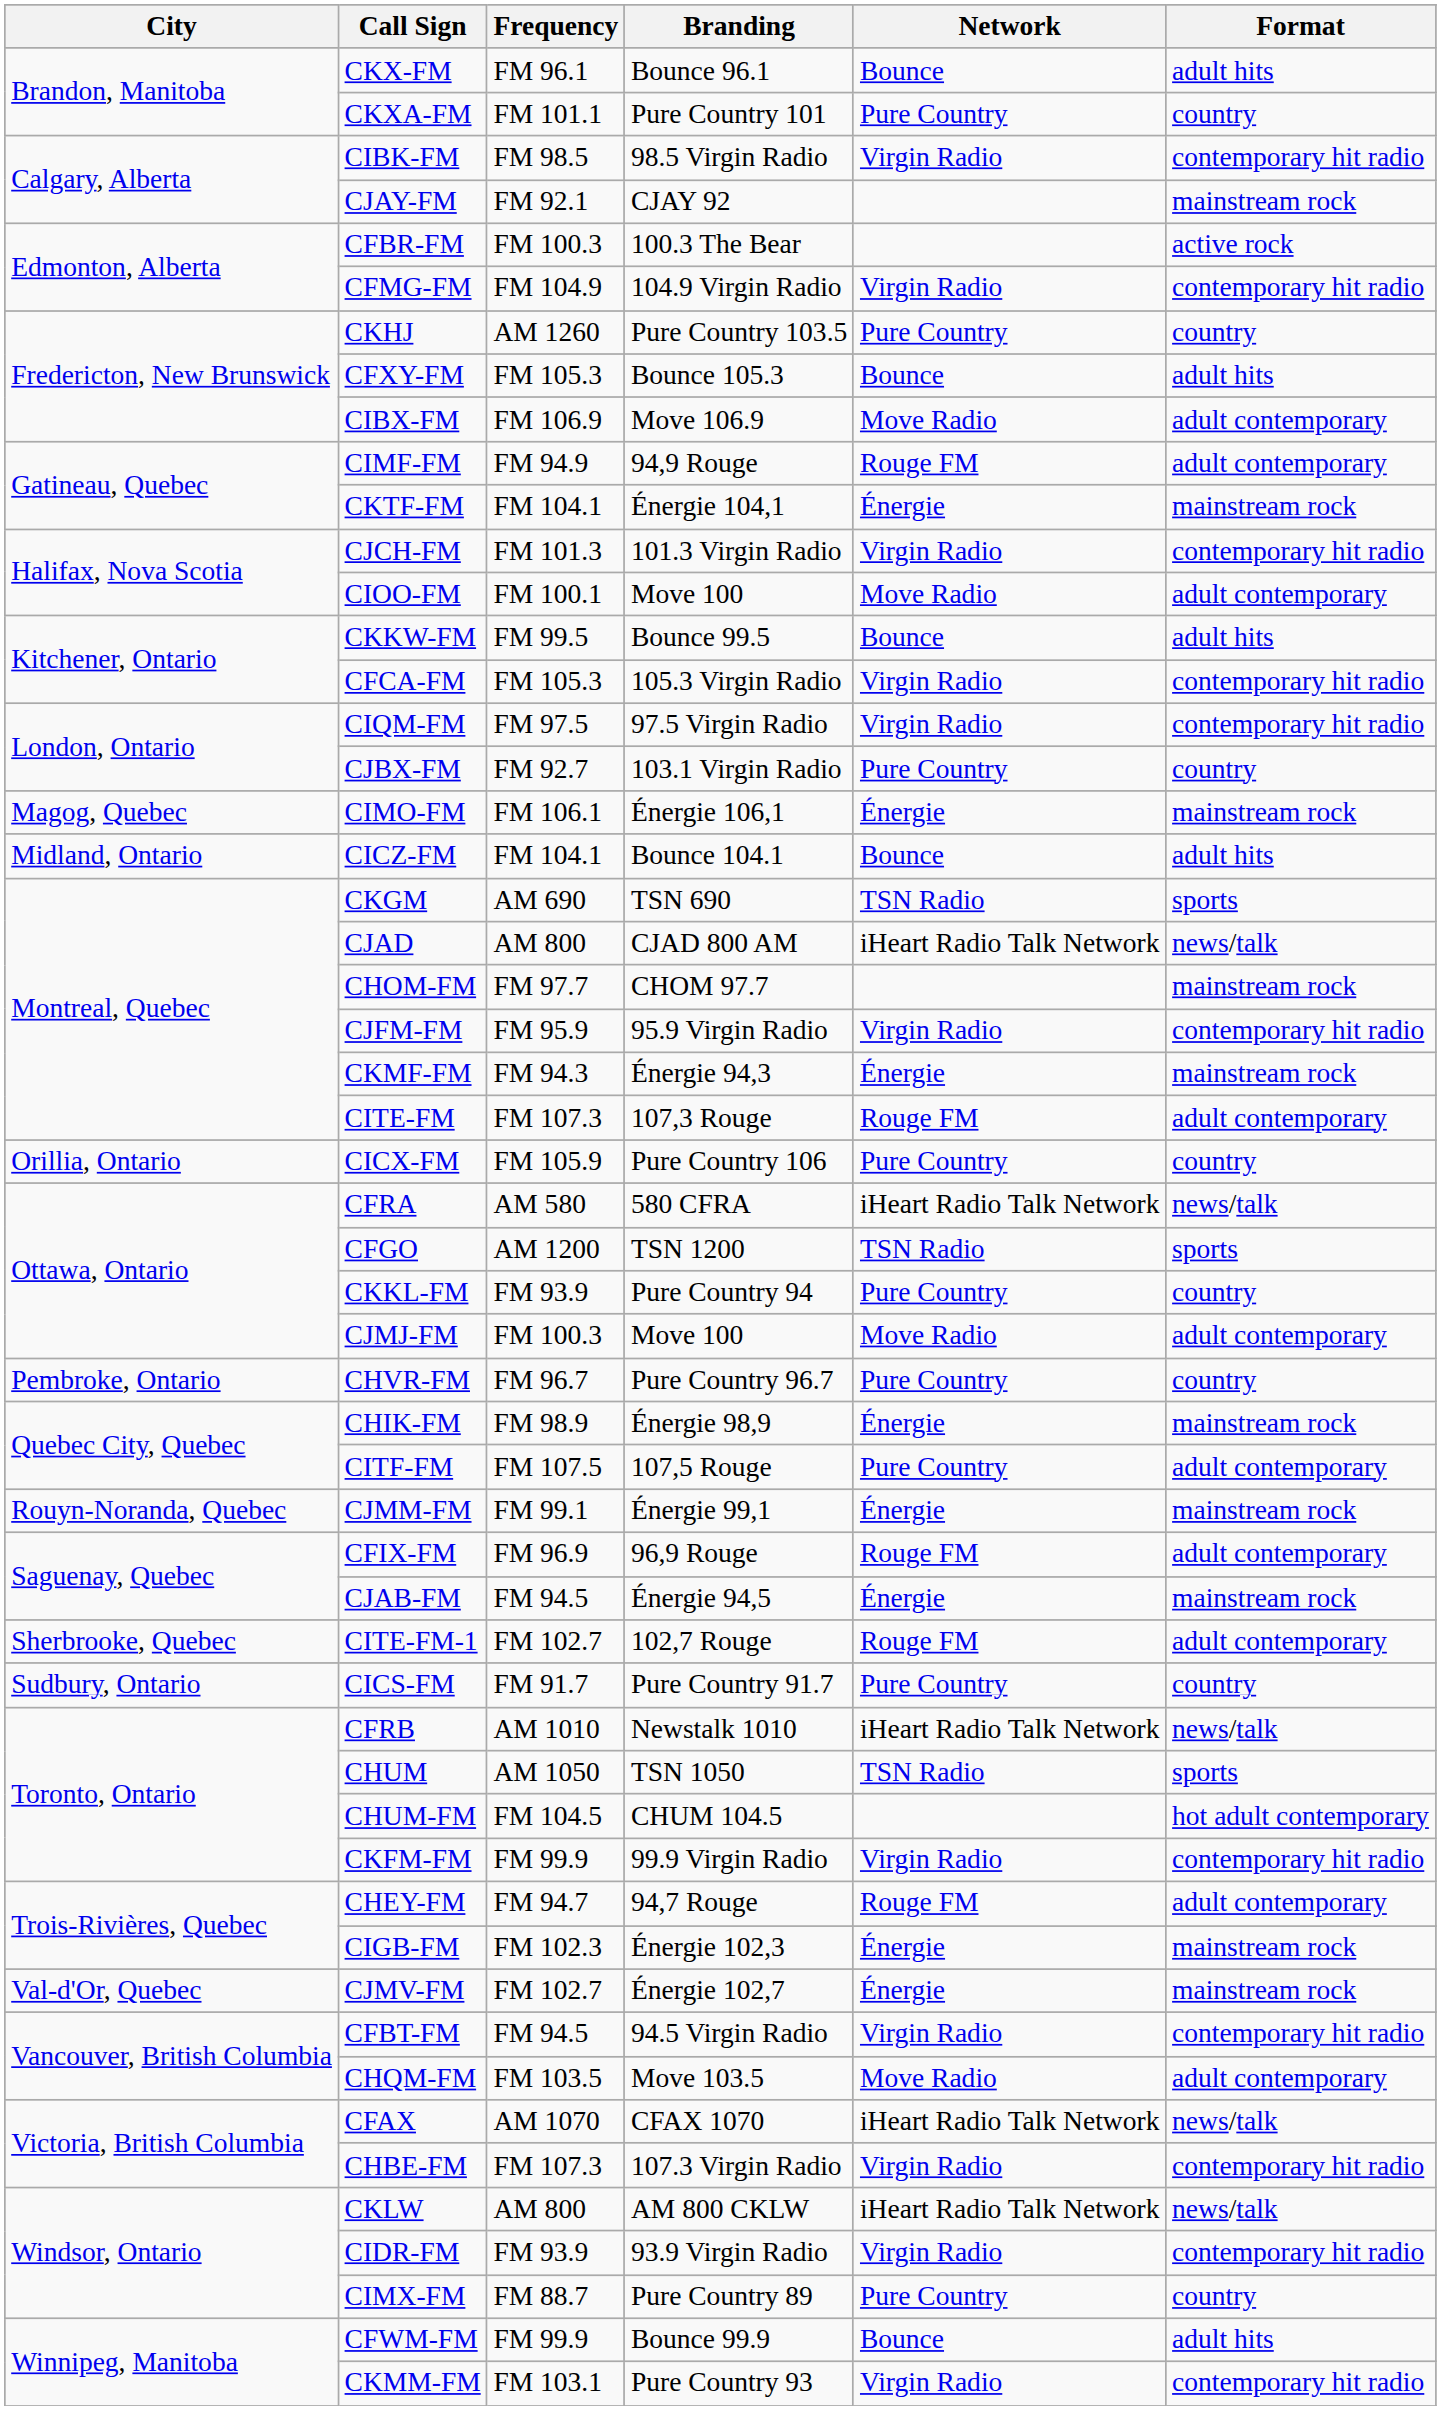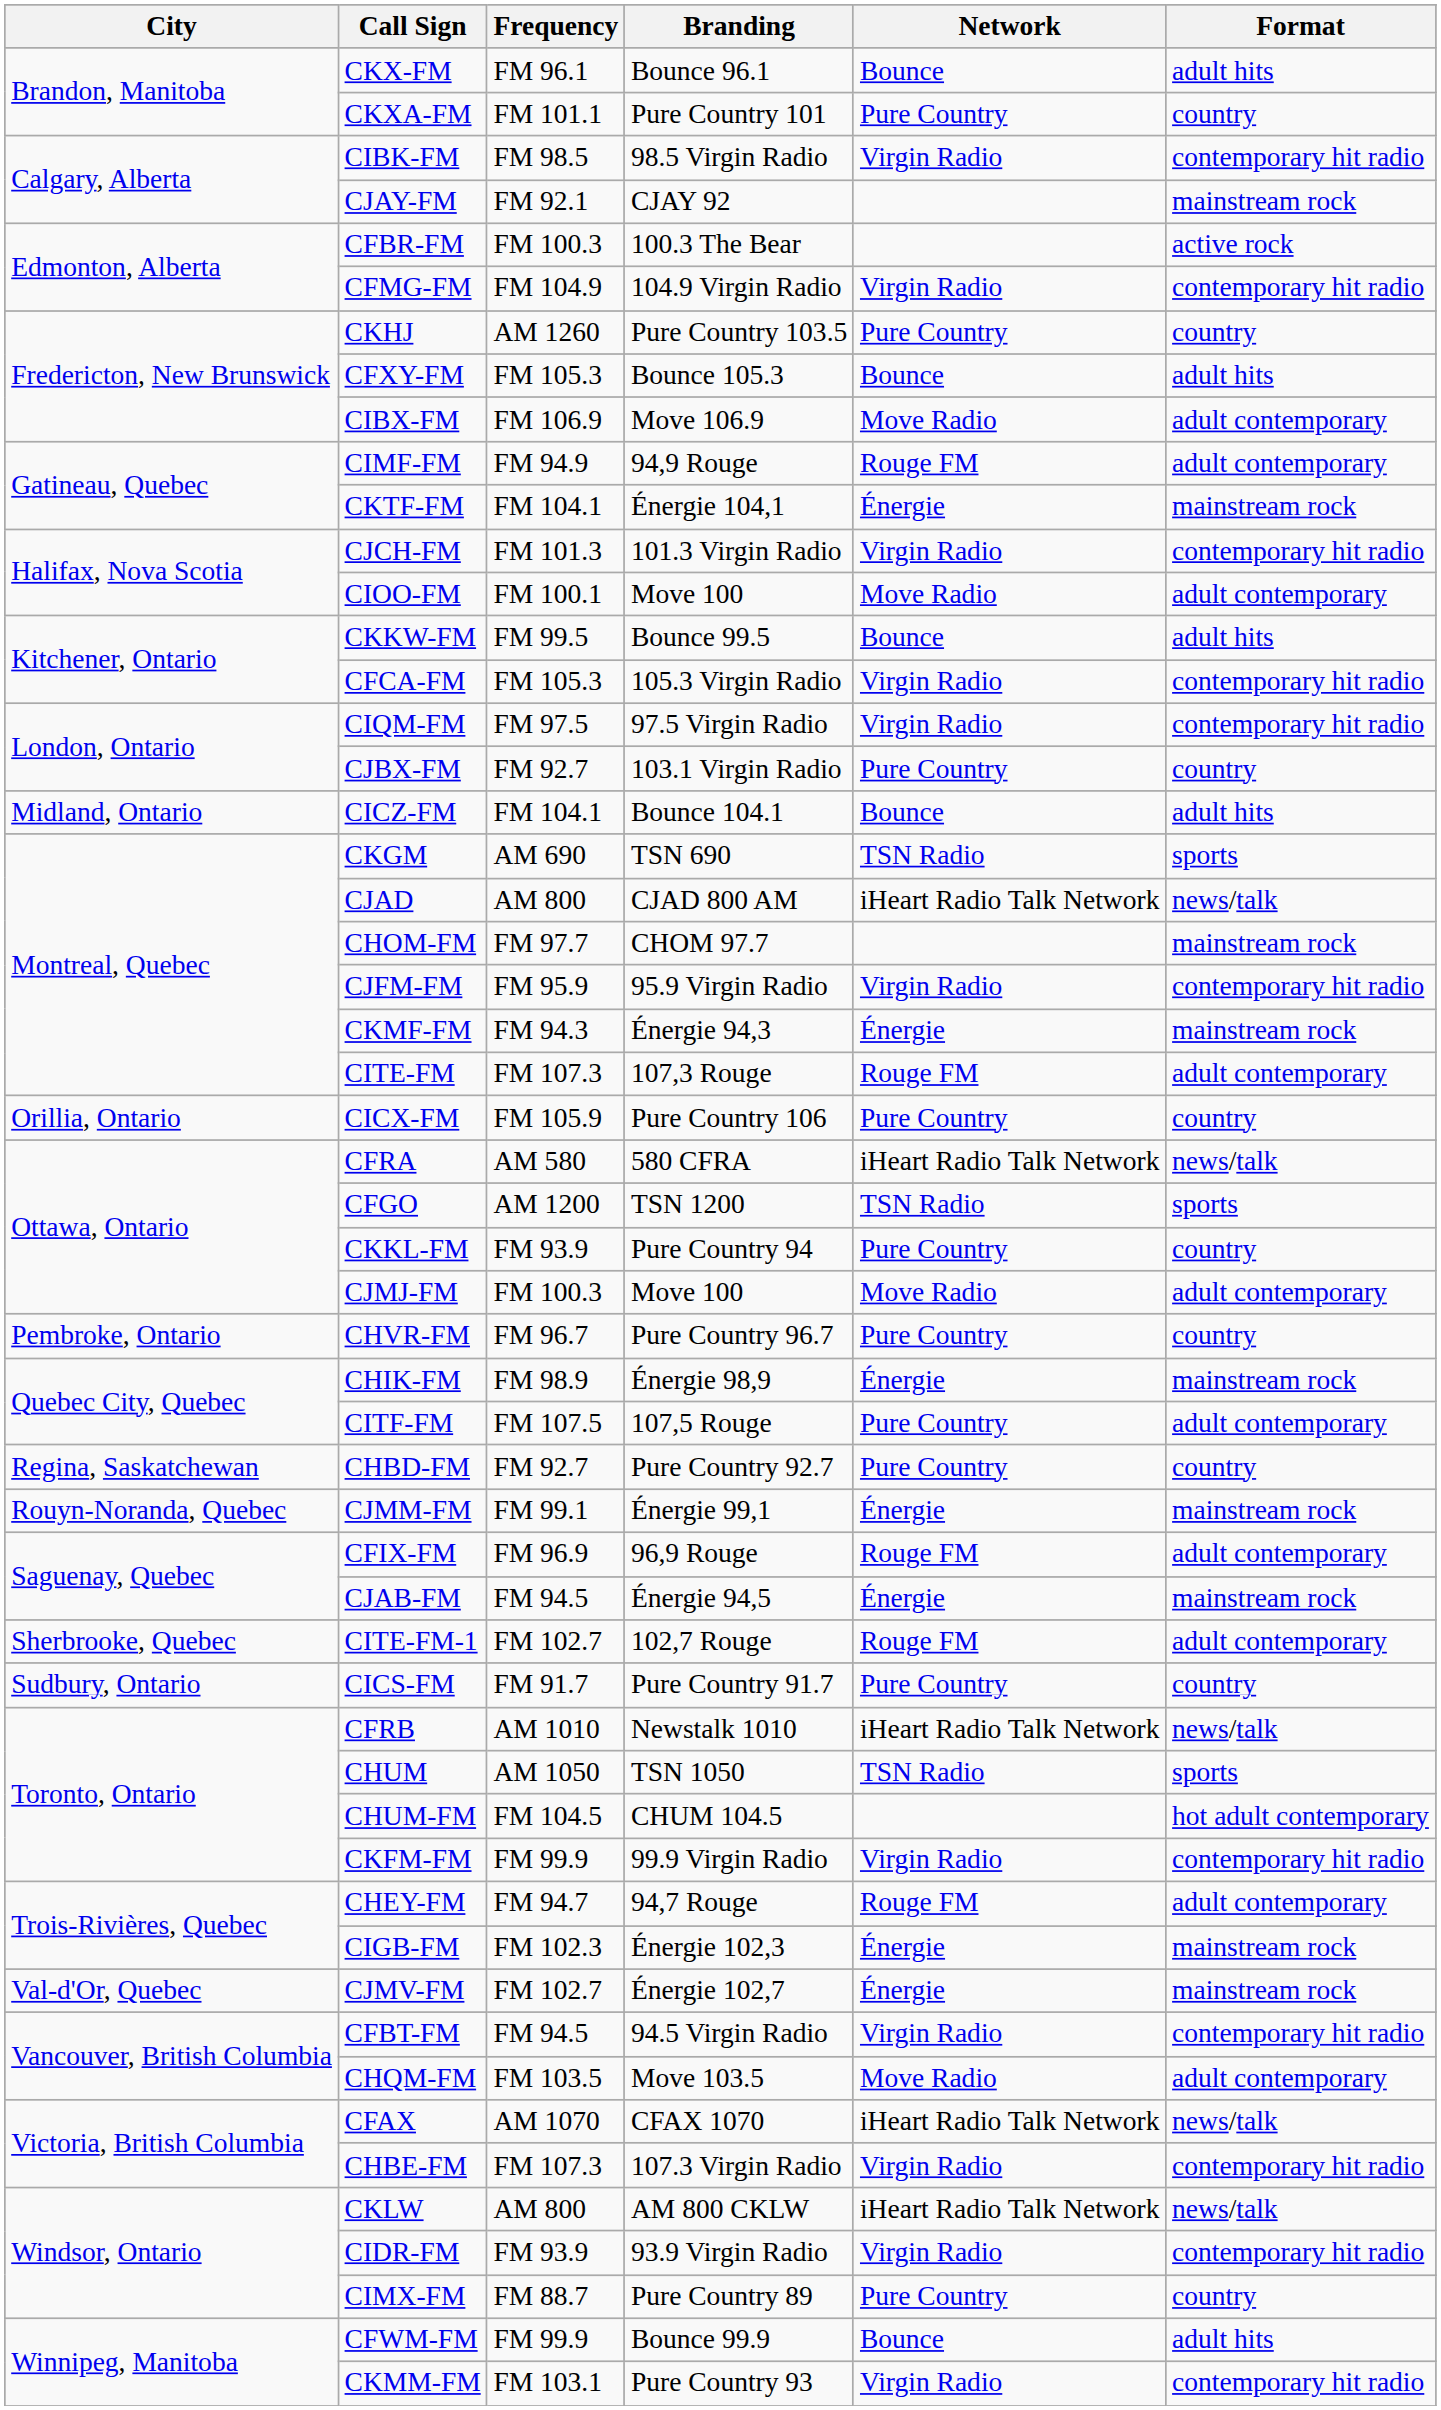- row: (405, 811)
+ row: (407, 1466)
